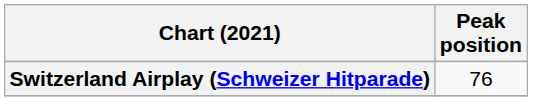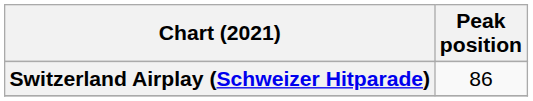(481, 78) 76 -> (481, 78) 86
